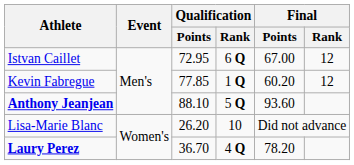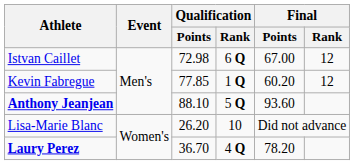(194, 59) 72.95 -> (194, 59) 72.98
